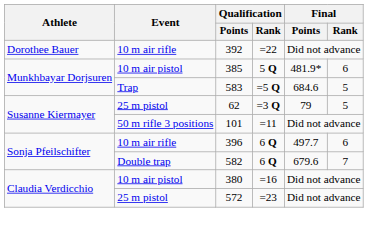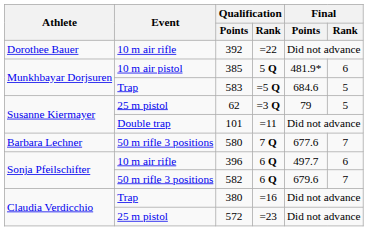(165, 124) 50 m rifle 3 positions -> (144, 124) Double trap
+ row: (234, 142)
(144, 161) Double trap -> (165, 179) 50 m rifle 3 positions
(150, 179) 10 m air pistol -> (128, 198) Trap
